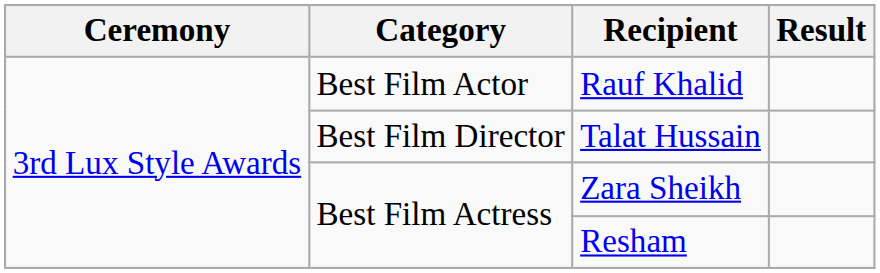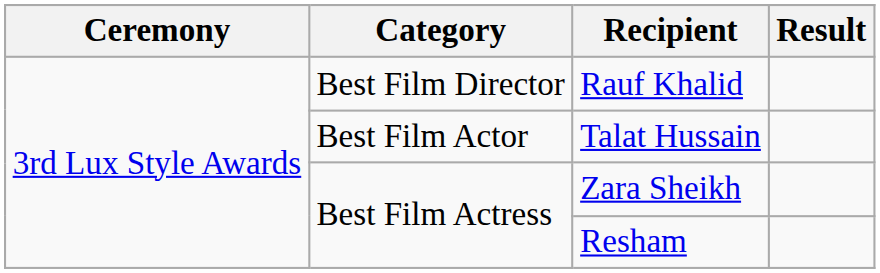(422, 83) Best Film Actor -> (441, 83) Best Film Director
(441, 135) Best Film Director -> (422, 135) Best Film Actor
